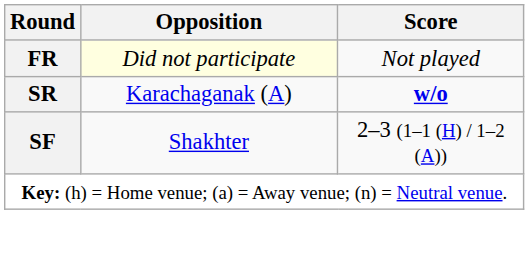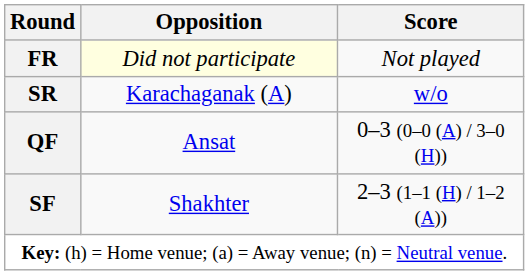(431, 93) bold -> (431, 93) normal
+ row: (43, 142)
